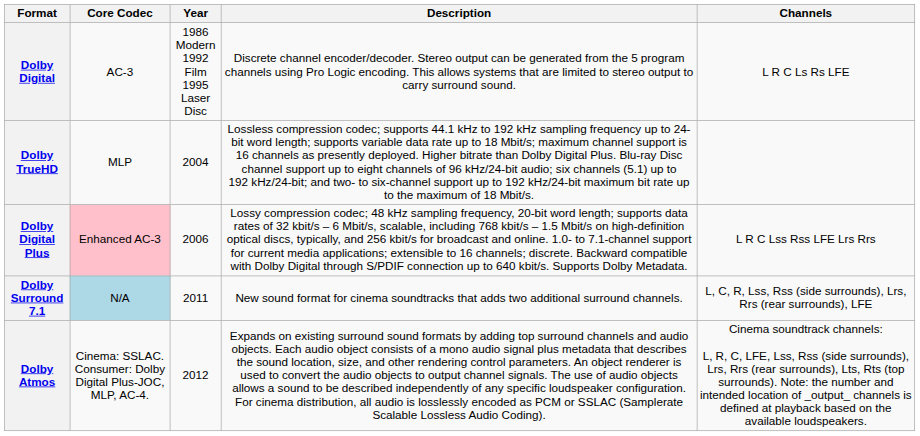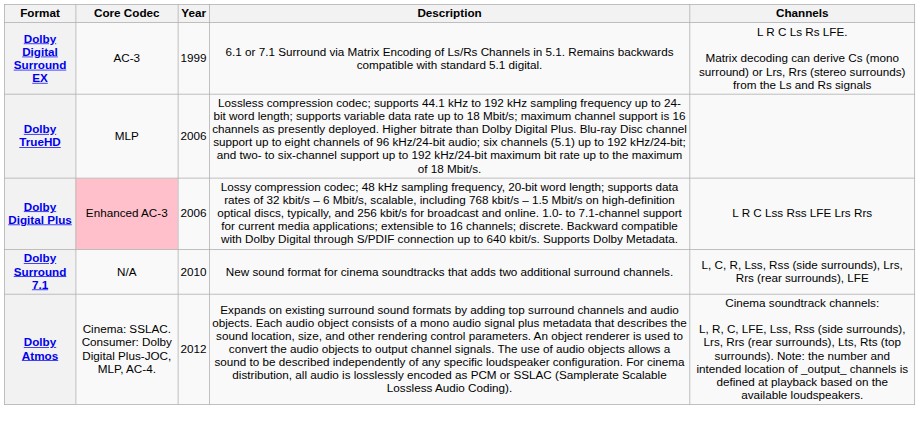- row: (37, 71)
+ row: (40, 58)
(196, 162) 2004 -> (194, 136) 2006
(120, 298) lightblue background -> (127, 271) no background
(196, 298) 2011 -> (194, 271) 2010
